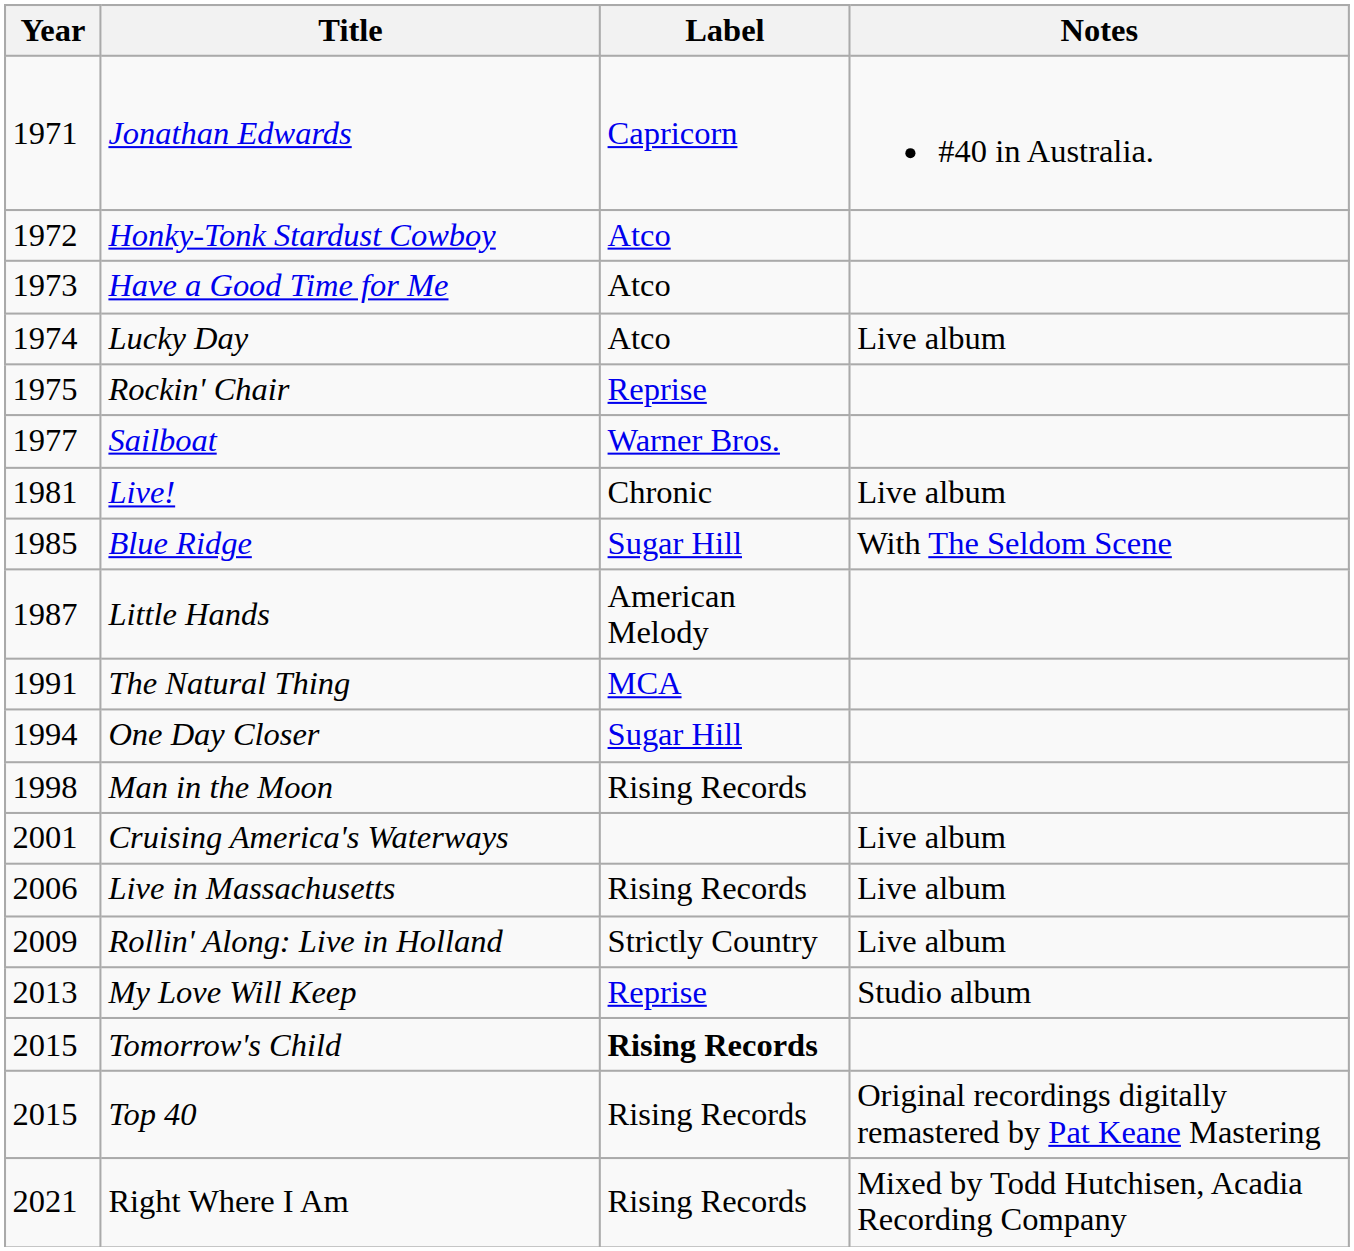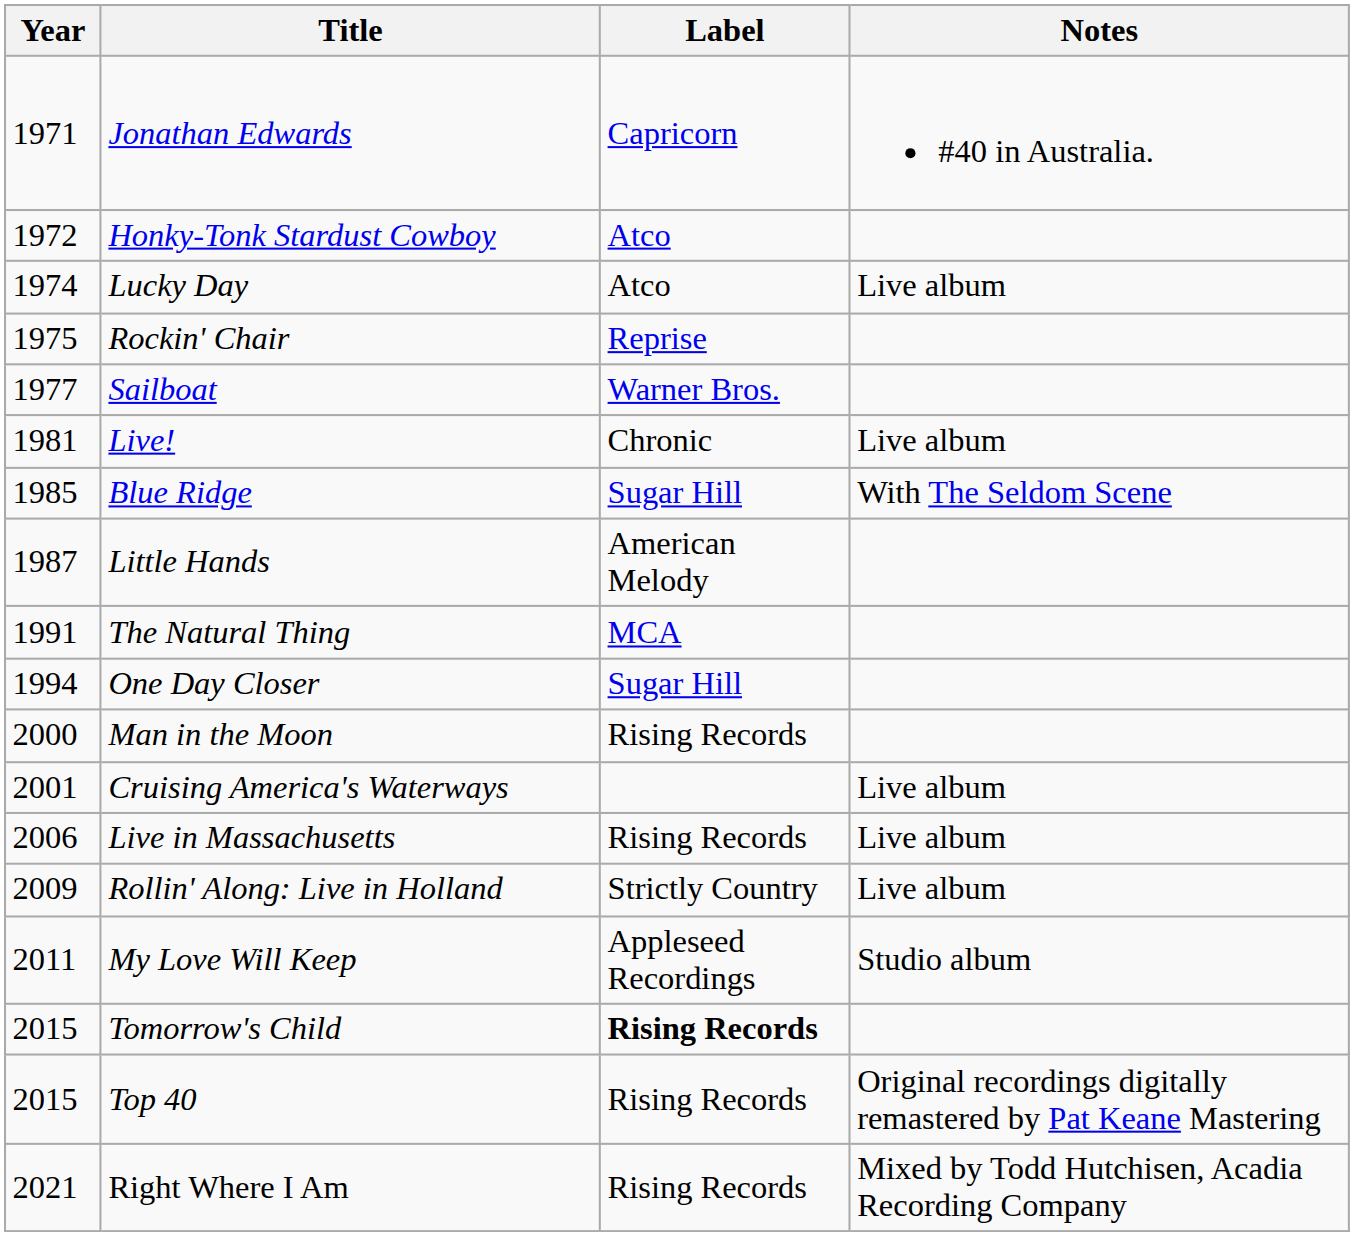- row: (278, 286)
(45, 786) 1998 -> (45, 734) 2000
(45, 992) 2013 -> (44, 959) 2011
(657, 992) Reprise -> (682, 959) Appleseed Recordings
